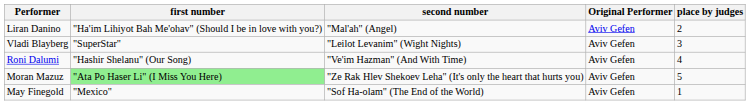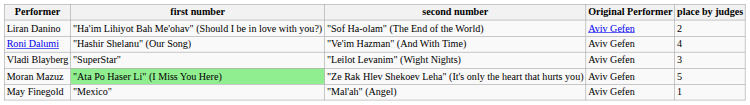(362, 28) "Mal'ah" (Angel) -> (405, 28) "Sof Ha-olam" (The End of the World)
rows swapped: (33, 60) <-> (37, 44)
(405, 92) "Sof Ha-olam" (The End of the World) -> (362, 92) "Mal'ah" (Angel)
